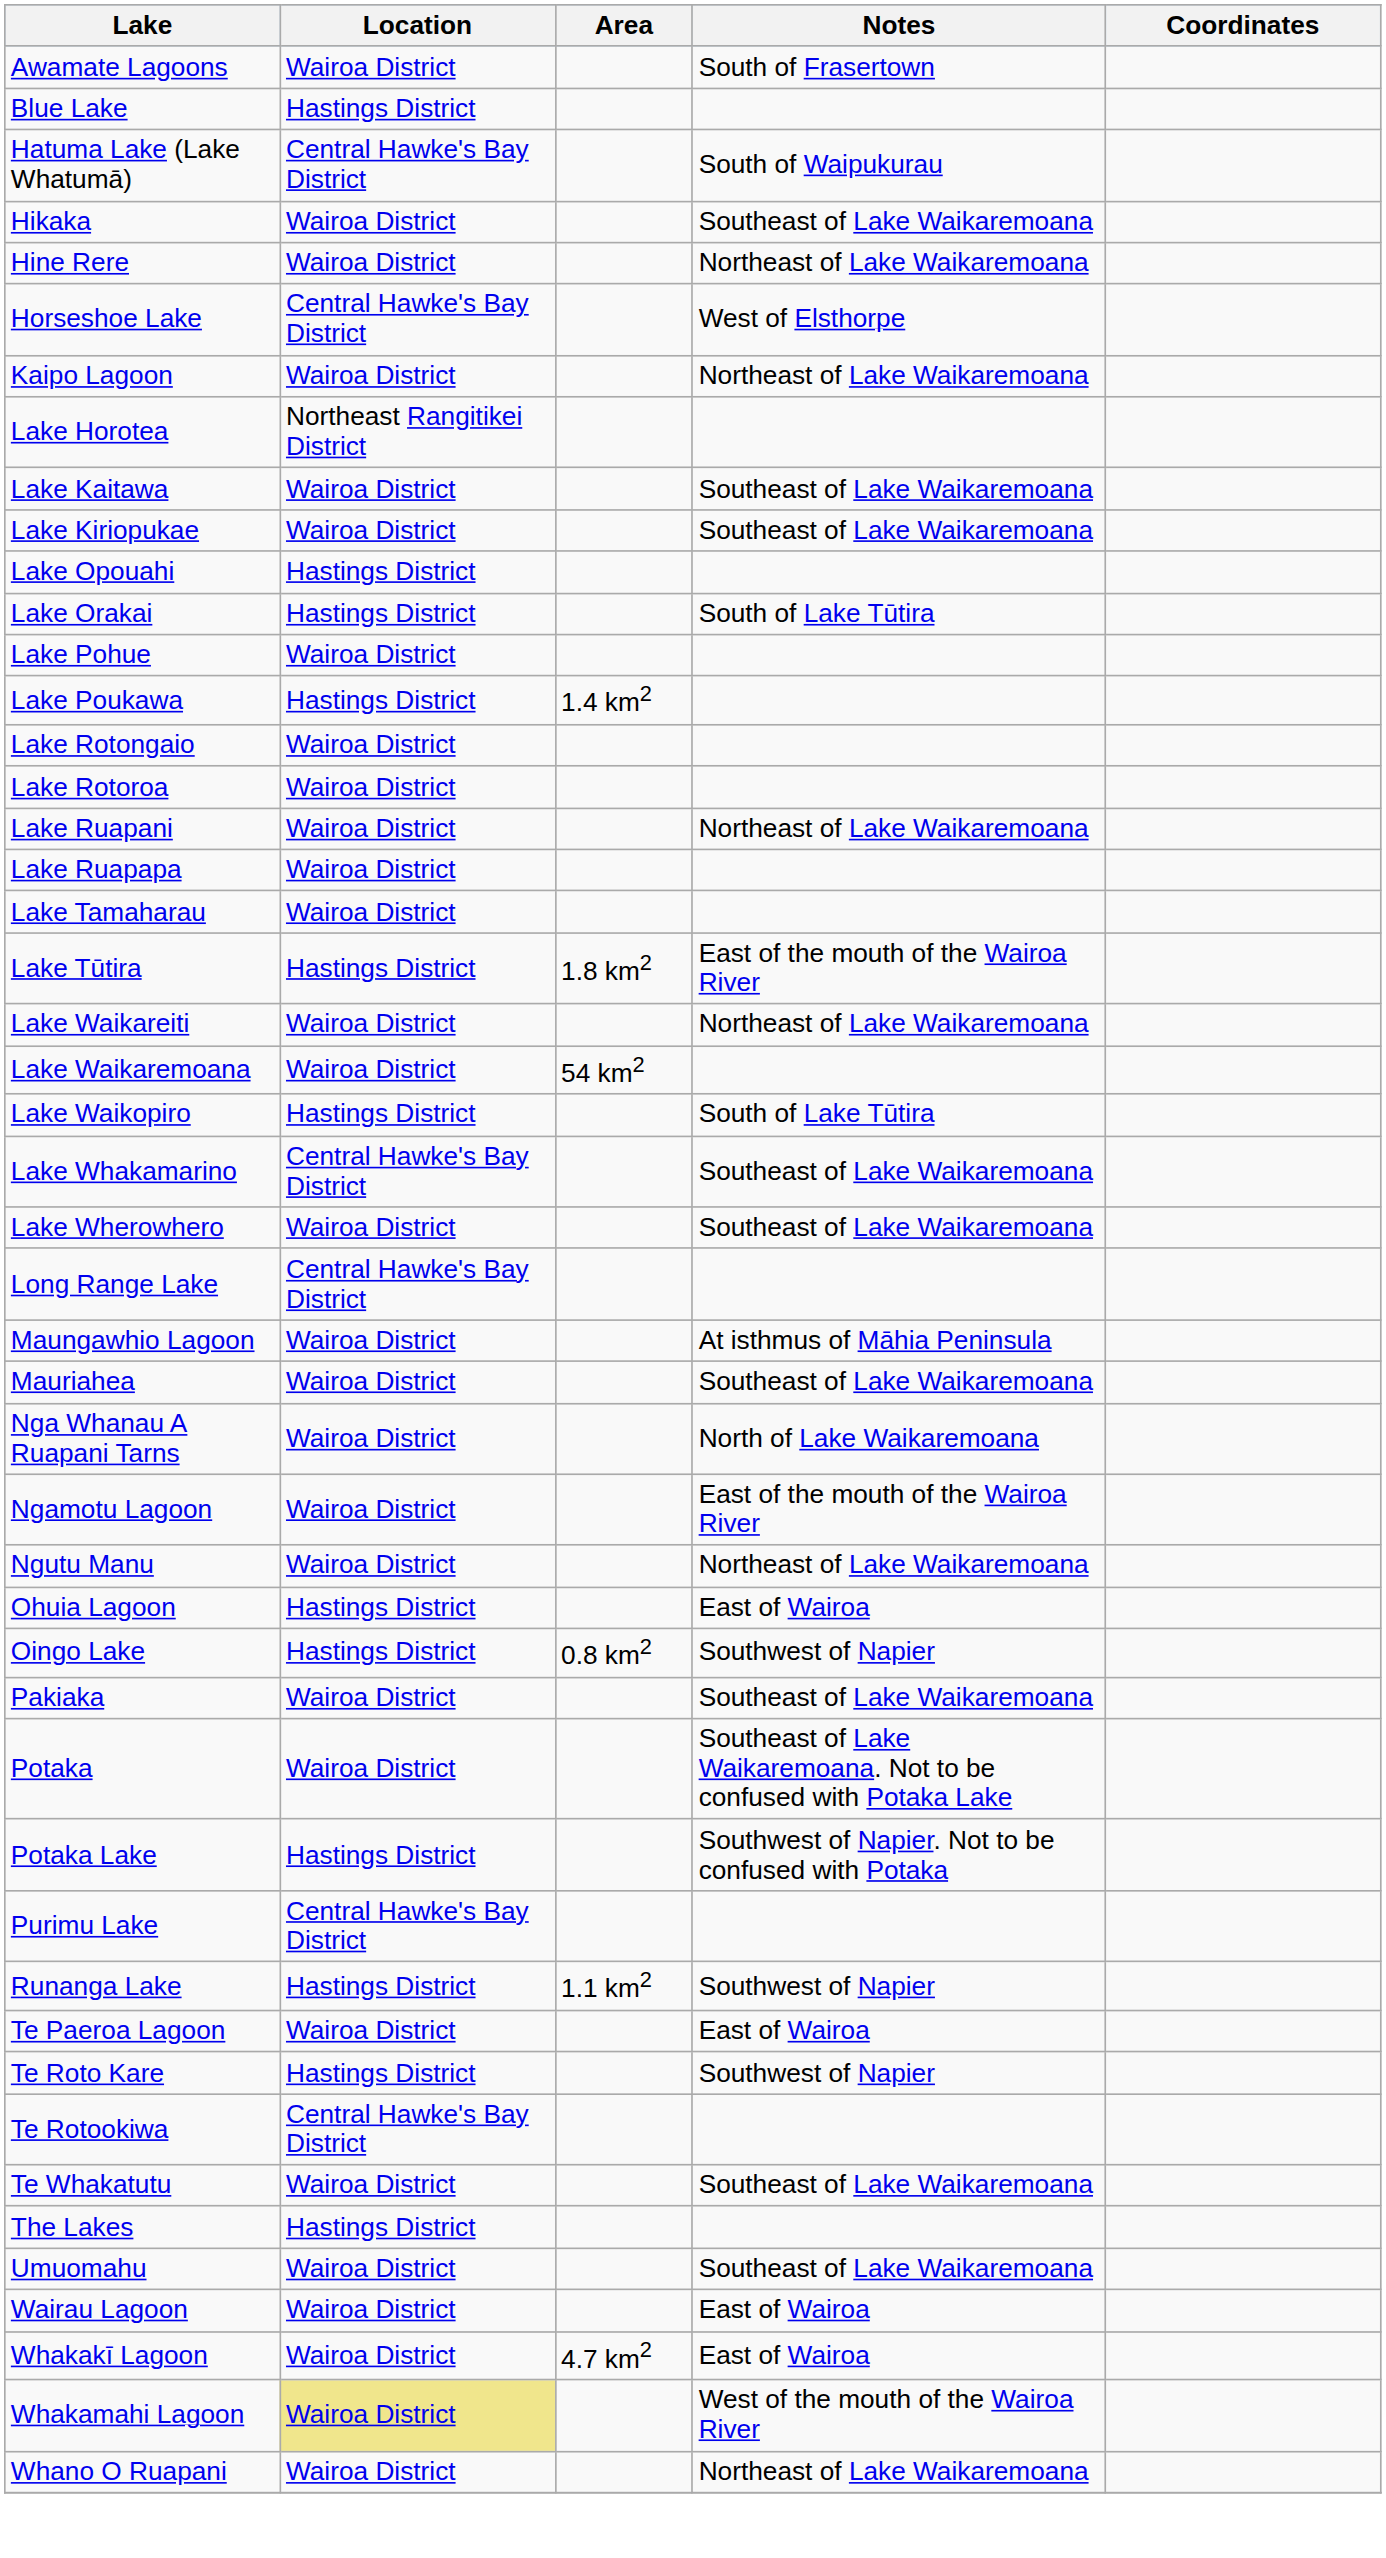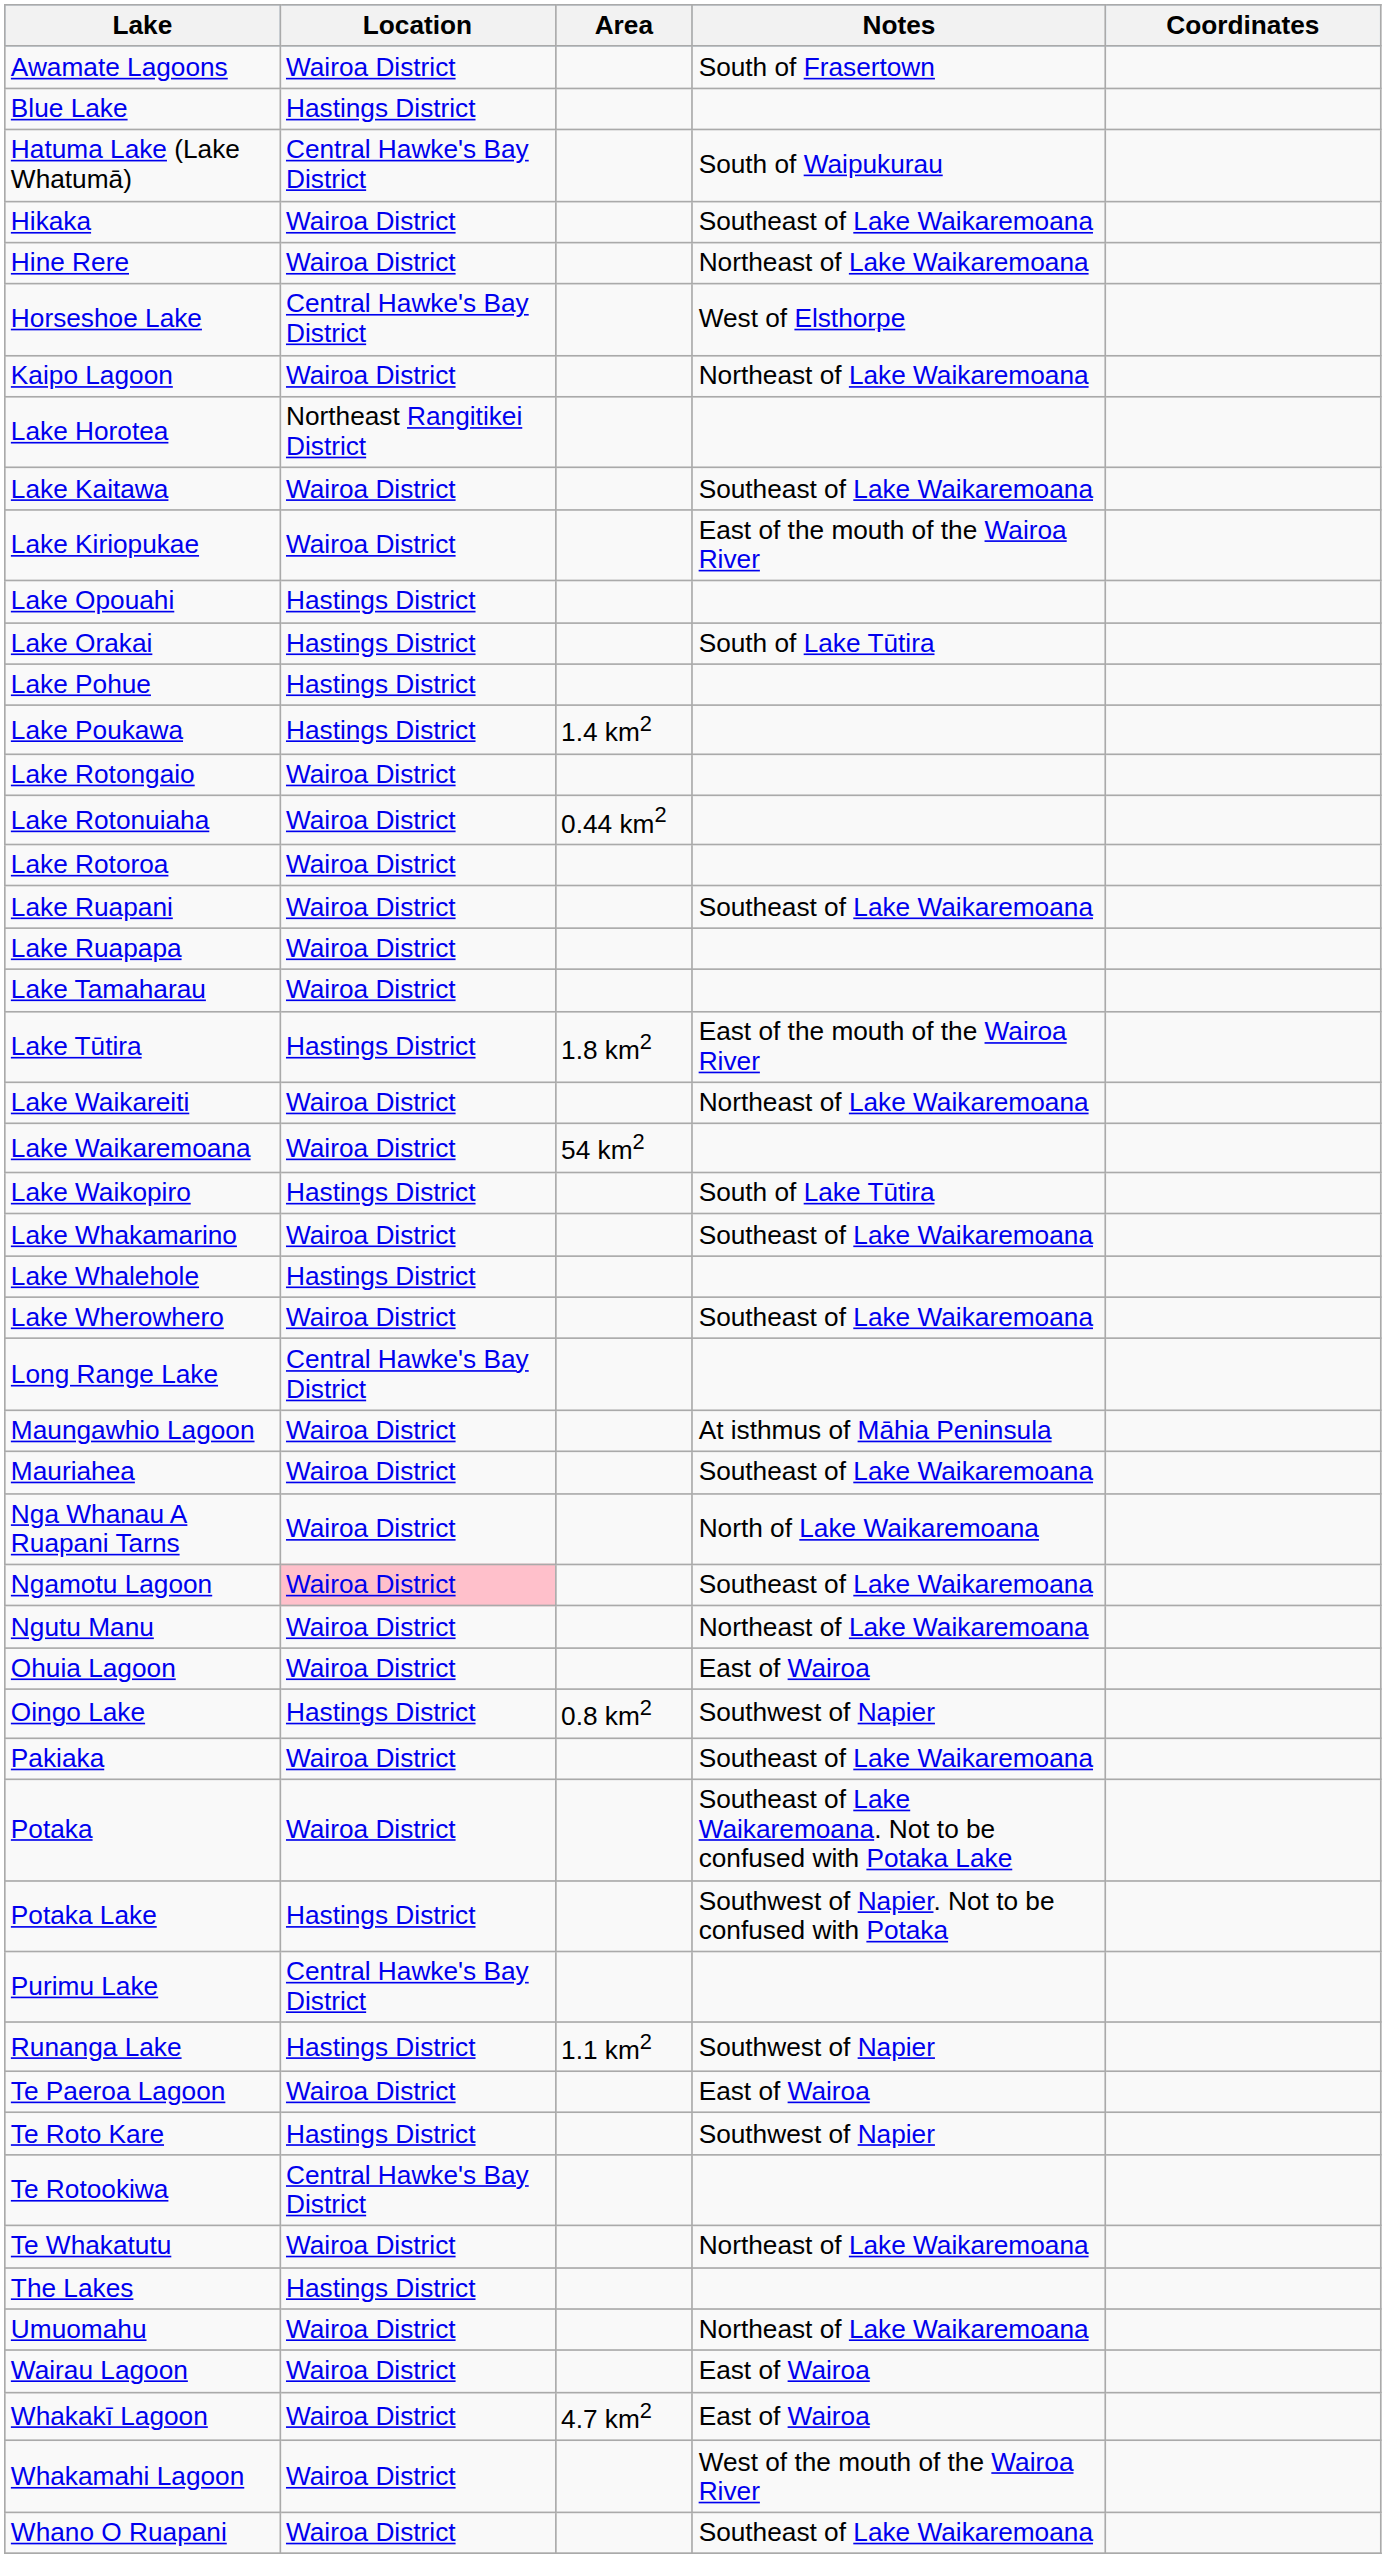(896, 530) Southeast of Lake Waikaremoana -> (883, 544) East of the mouth of the Wairoa River
(371, 654) Wairoa District -> (381, 684) Hastings District
+ row: (110, 819)
(894, 828) Northeast of Lake Waikaremoana -> (896, 906) Southeast of Lake Waikaremoana
(407, 1171) Central Hawke's Bay District -> (371, 1234) Wairoa District
+ row: (105, 1276)
(371, 1509) no background -> (371, 1584) pink background
(883, 1509) East of the mouth of the Wairoa River -> (896, 1584) Southeast of Lake Waikaremoana
(381, 1607) Hastings District -> (371, 1668) Wairoa District
(896, 2185) Southeast of Lake Waikaremoana -> (894, 2246) Northeast of Lake Waikaremoana
(896, 2268) Southeast of Lake Waikaremoana -> (894, 2329) Northeast of Lake Waikaremoana
(371, 2415) khaki background -> (371, 2476) no background
(894, 2471) Northeast of Lake Waikaremoana -> (896, 2532) Southeast of Lake Waikaremoana
